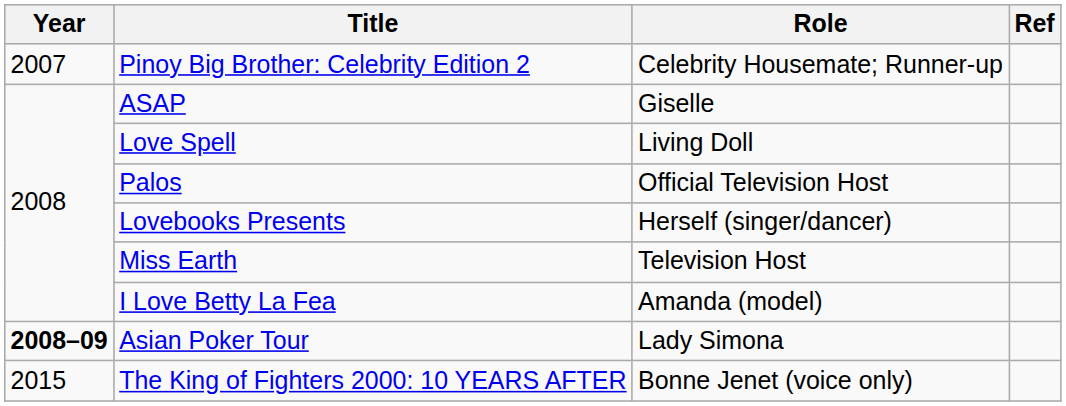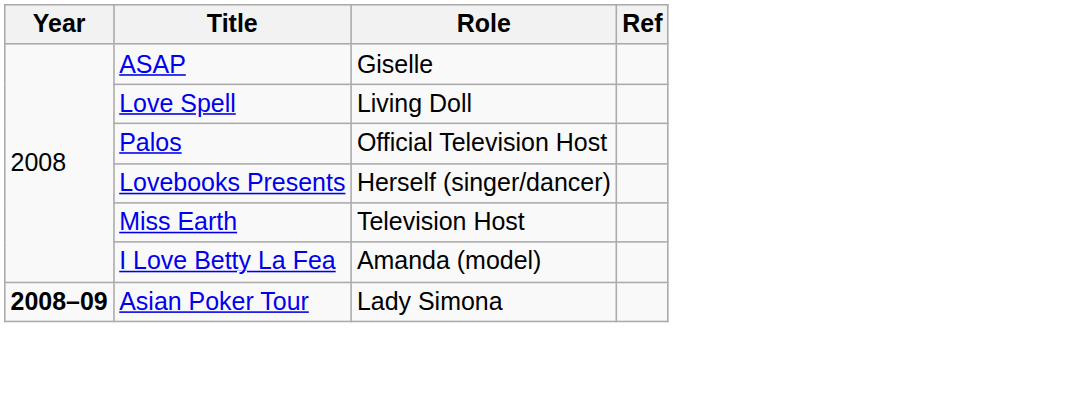- row: (325, 63)
- row: (373, 380)
